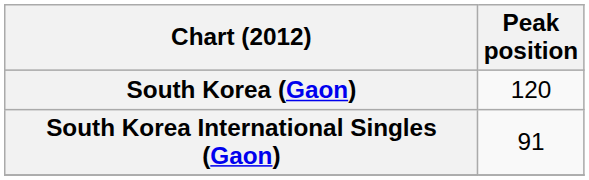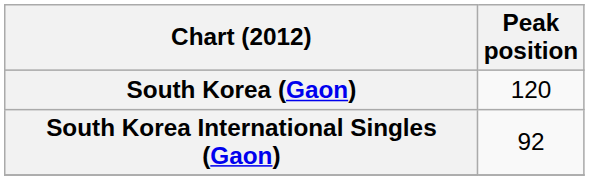(531, 141) 91 -> (531, 141) 92
